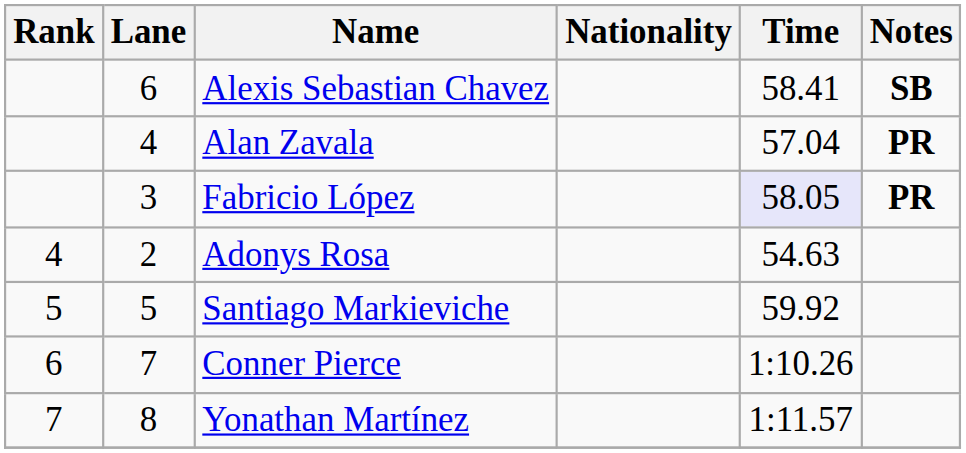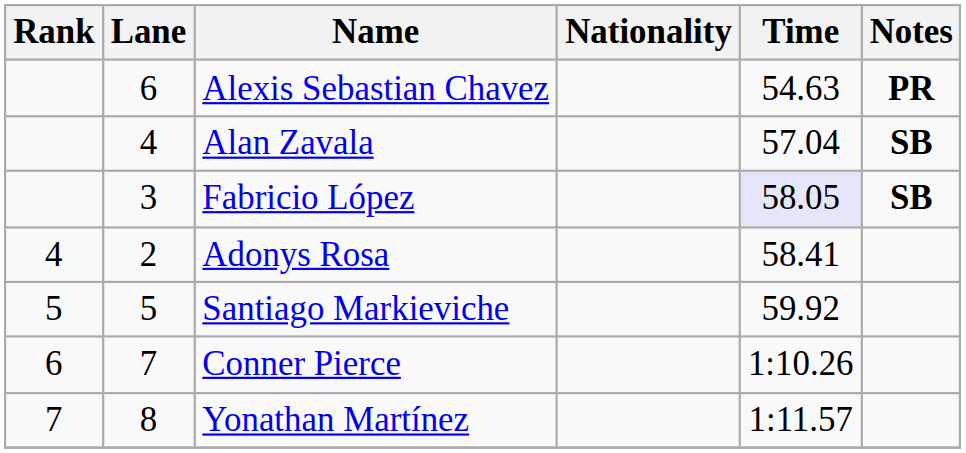(801, 87) 58.41 -> (801, 87) 54.63
(911, 87) SB -> (911, 87) PR
(911, 142) PR -> (911, 142) SB
(911, 198) PR -> (911, 198) SB
(801, 253) 54.63 -> (801, 253) 58.41
